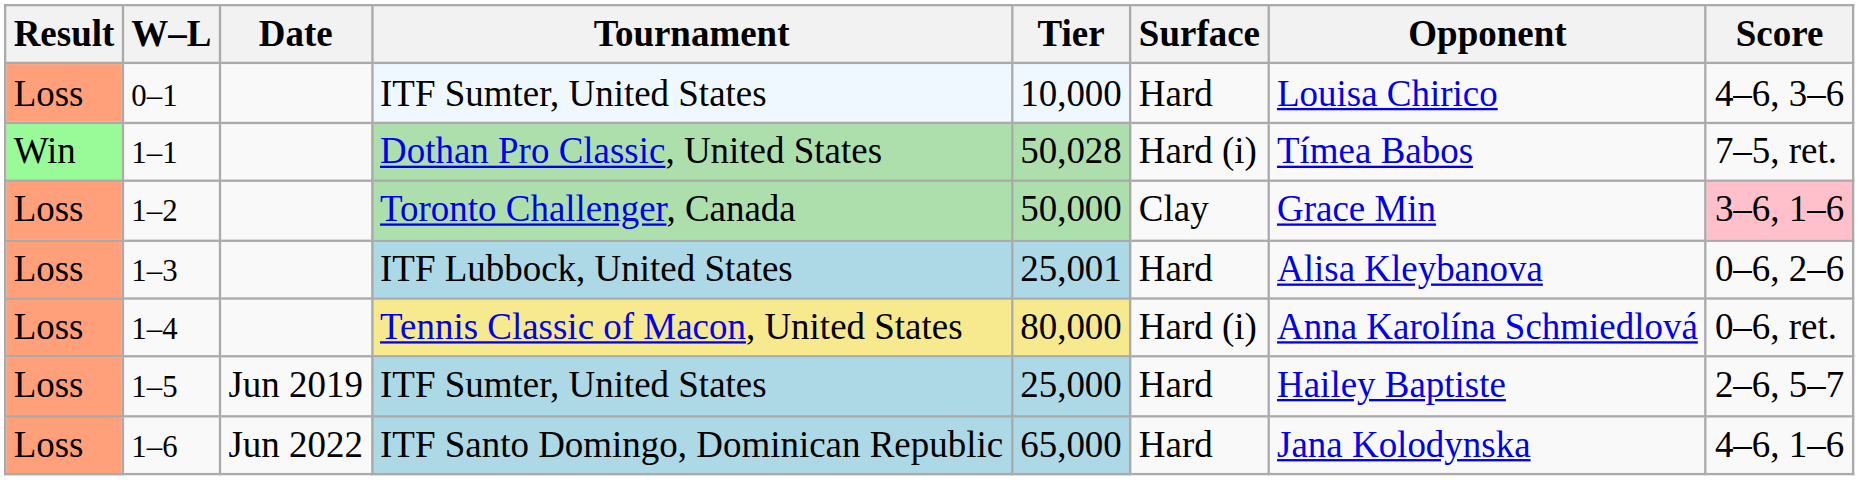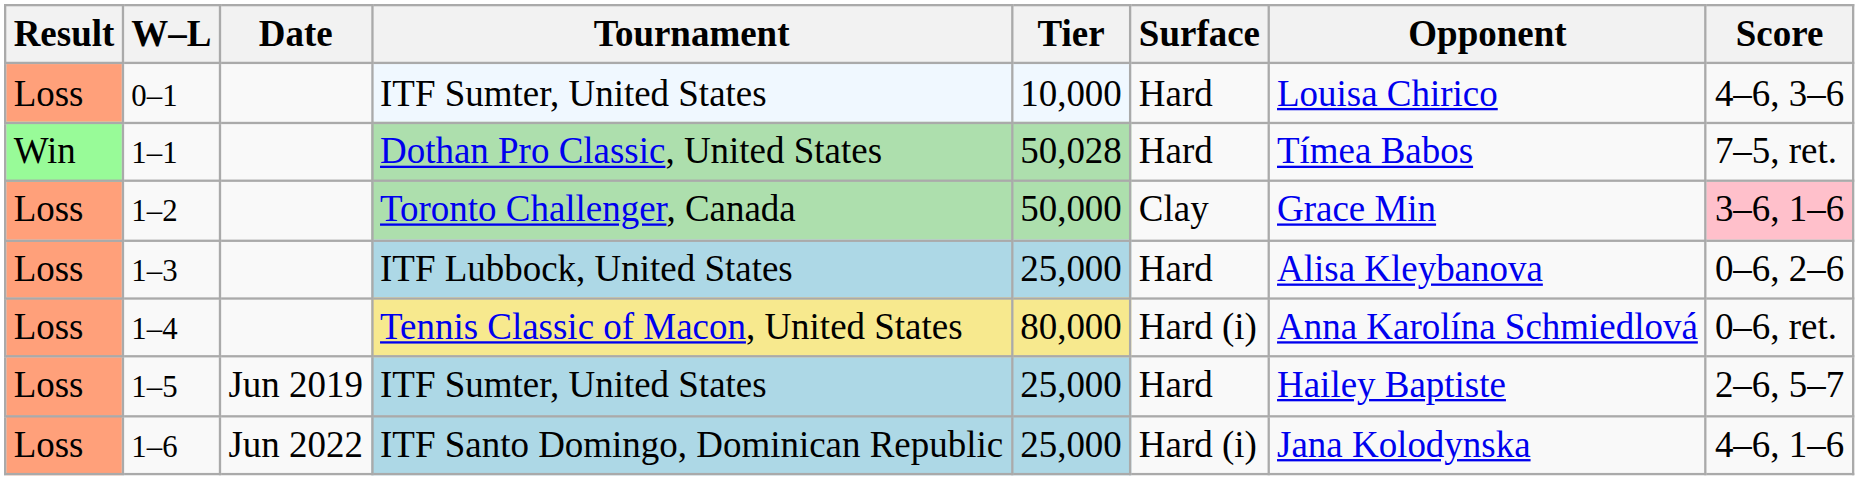(1198, 151) Hard (i) -> (1176, 151) Hard
(1071, 268) 25,001 -> (1071, 268) 25,000
(1071, 444) 65,000 -> (1071, 444) 25,000
(1176, 444) Hard -> (1198, 444) Hard (i)
